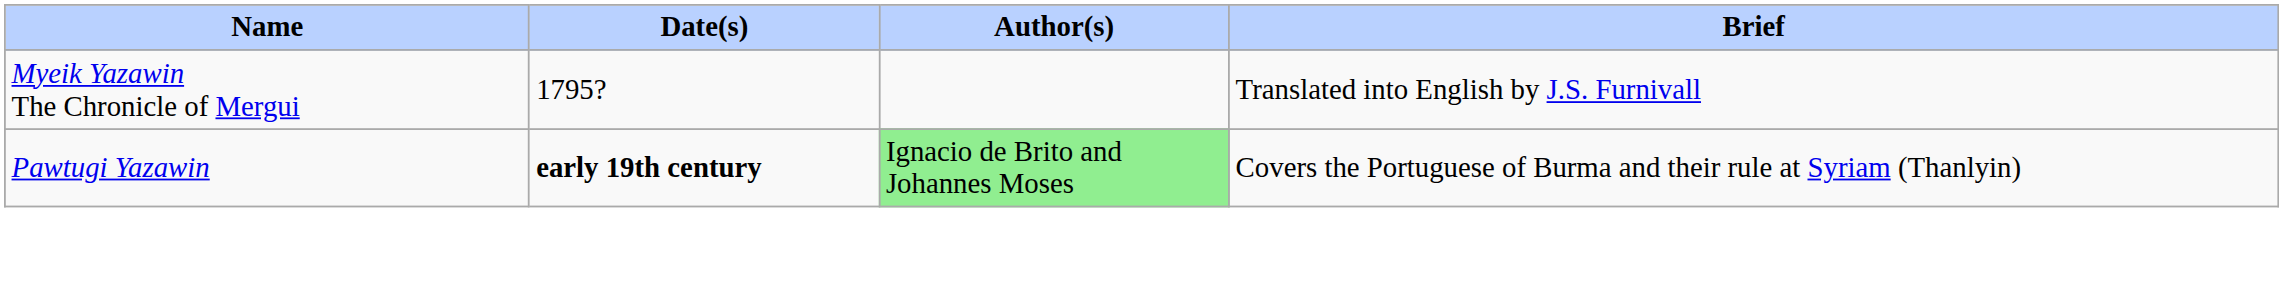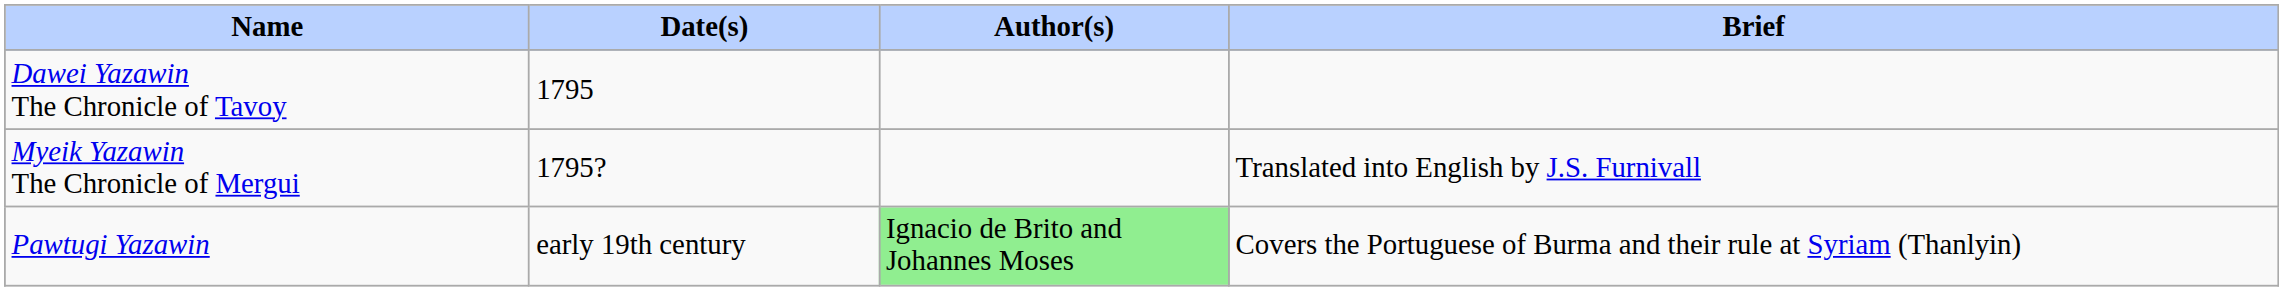+ row: (149, 89)
(649, 167) bold -> (641, 245) normal
